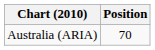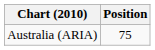(125, 34) 70 -> (125, 34) 75
